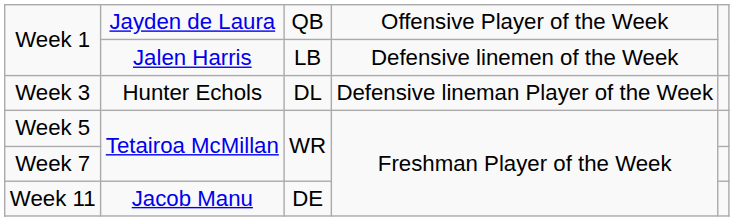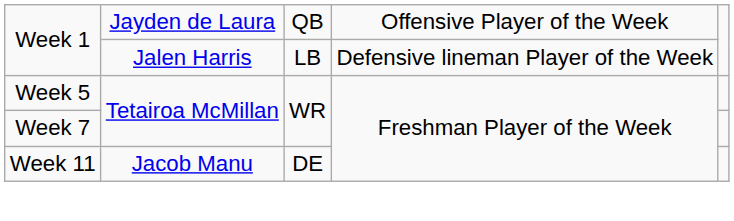(525, 57) Defensive linemen of the Week -> (525, 57) Defensive lineman Player of the Week
- row: (53, 92)
